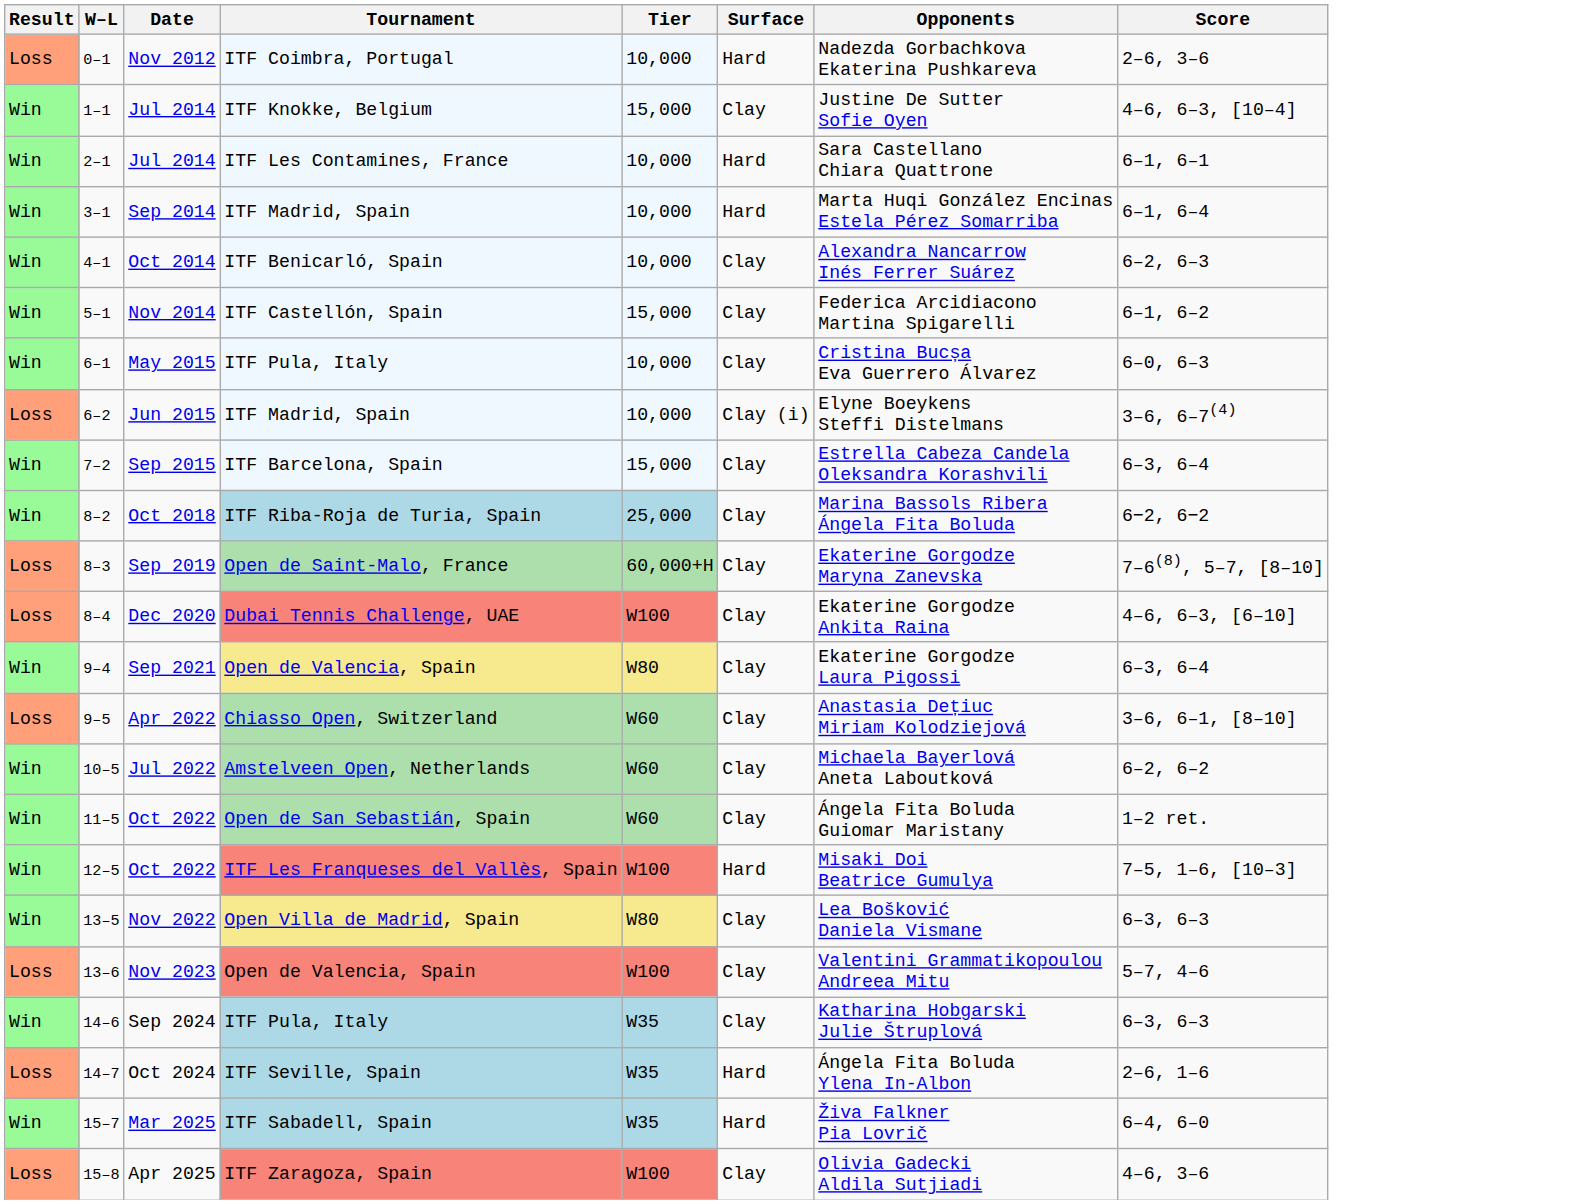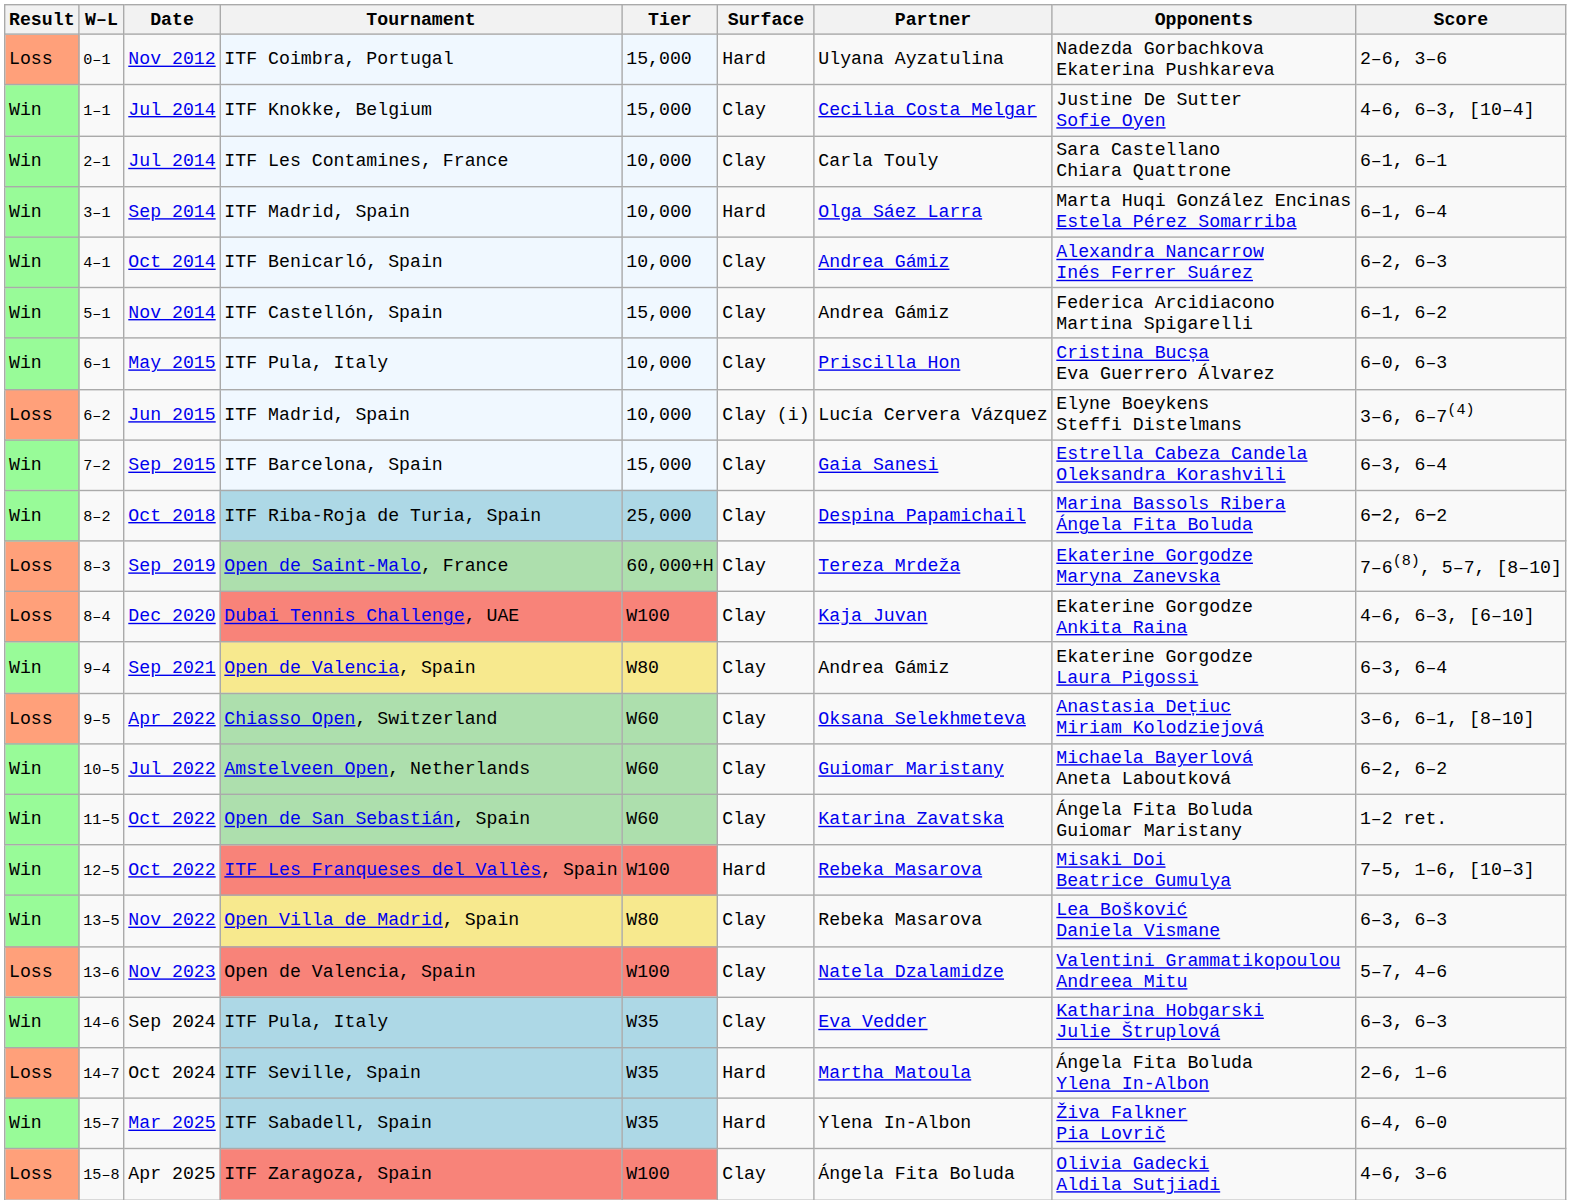+ column: (933, 20)
(659, 60) 10,000 -> (659, 60) 15,000
(744, 161) Hard -> (744, 161) Clay
